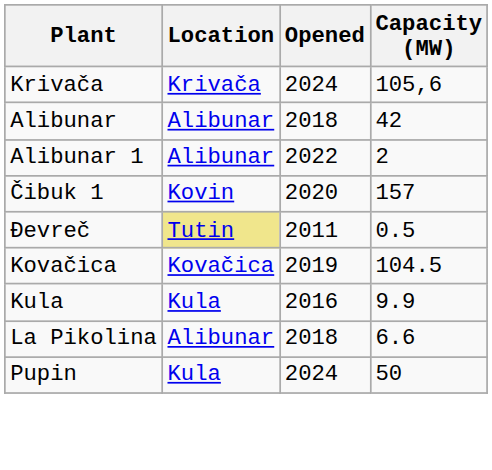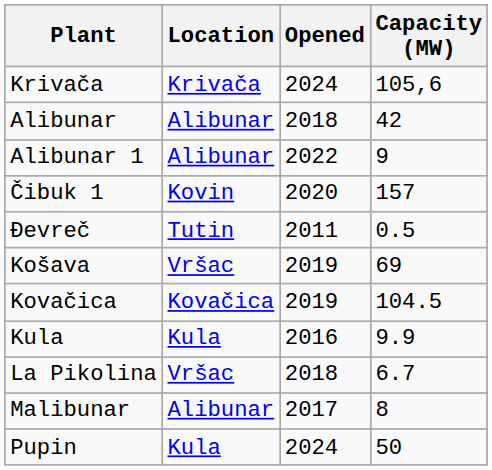(382, 157) 2 -> (382, 157) 9
(201, 230) khaki background -> (201, 230) no background
+ row: (50, 266)
(221, 338) Alibunar -> (201, 375) Vršac
(395, 338) 6.6 -> (395, 375) 6.7
+ row: (70, 411)
